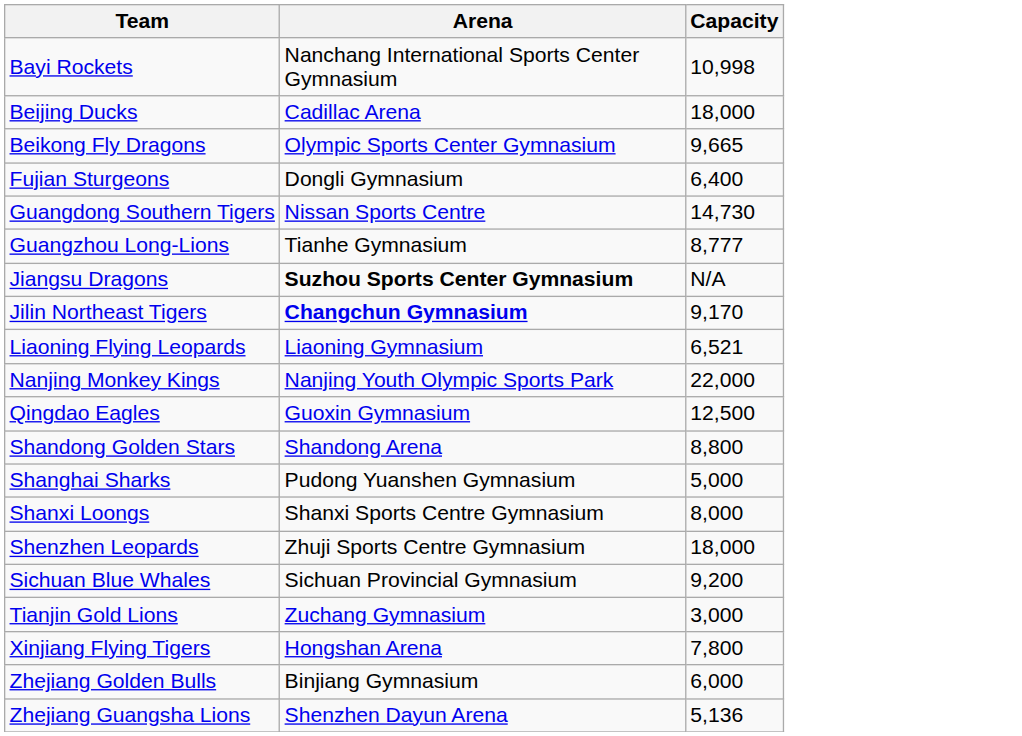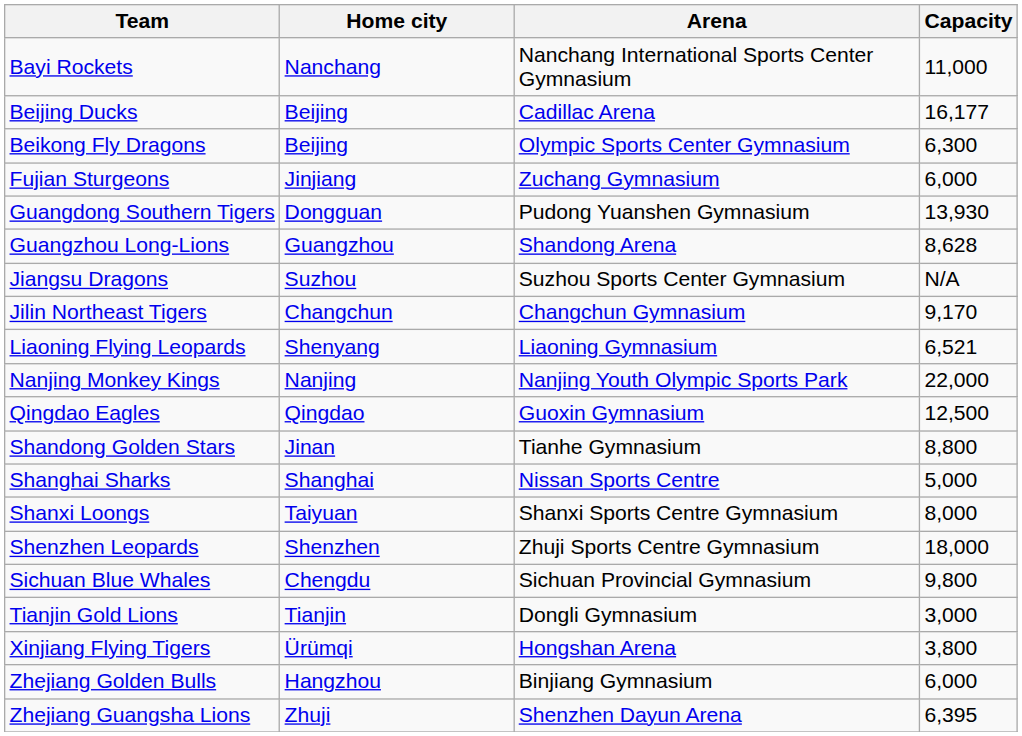+ column: (397, 21)
(723, 66) 10,998 -> (956, 66) 11,000
(723, 111) 18,000 -> (957, 111) 16,177
(717, 145) 9,665 -> (951, 145) 6,300
(374, 178) Dongli Gymnasium -> (619, 178) Zuchang Gymnasium
(717, 178) 6,400 -> (951, 178) 6,000
(385, 212) Nissan Sports Centre -> (664, 212) Pudong Yuanshen Gymnasium
(723, 212) 14,730 -> (957, 212) 13,930
(376, 245) Tianhe Gymnasium -> (597, 245) Shandong Arena
(717, 245) 8,777 -> (951, 245) 8,628
(459, 279) bold -> (682, 279) normal
(406, 312) bold -> (632, 312) normal
(363, 446) Shandong Arena -> (610, 446) Tianhe Gymnasium
(430, 480) Pudong Yuanshen Gymnasium -> (619, 480) Nissan Sports Centre
(717, 580) 9,200 -> (951, 580) 9,800
(385, 614) Zuchang Gymnasium -> (608, 614) Dongli Gymnasium
(717, 647) 7,800 -> (951, 647) 3,800
(717, 714) 5,136 -> (951, 714) 6,395
